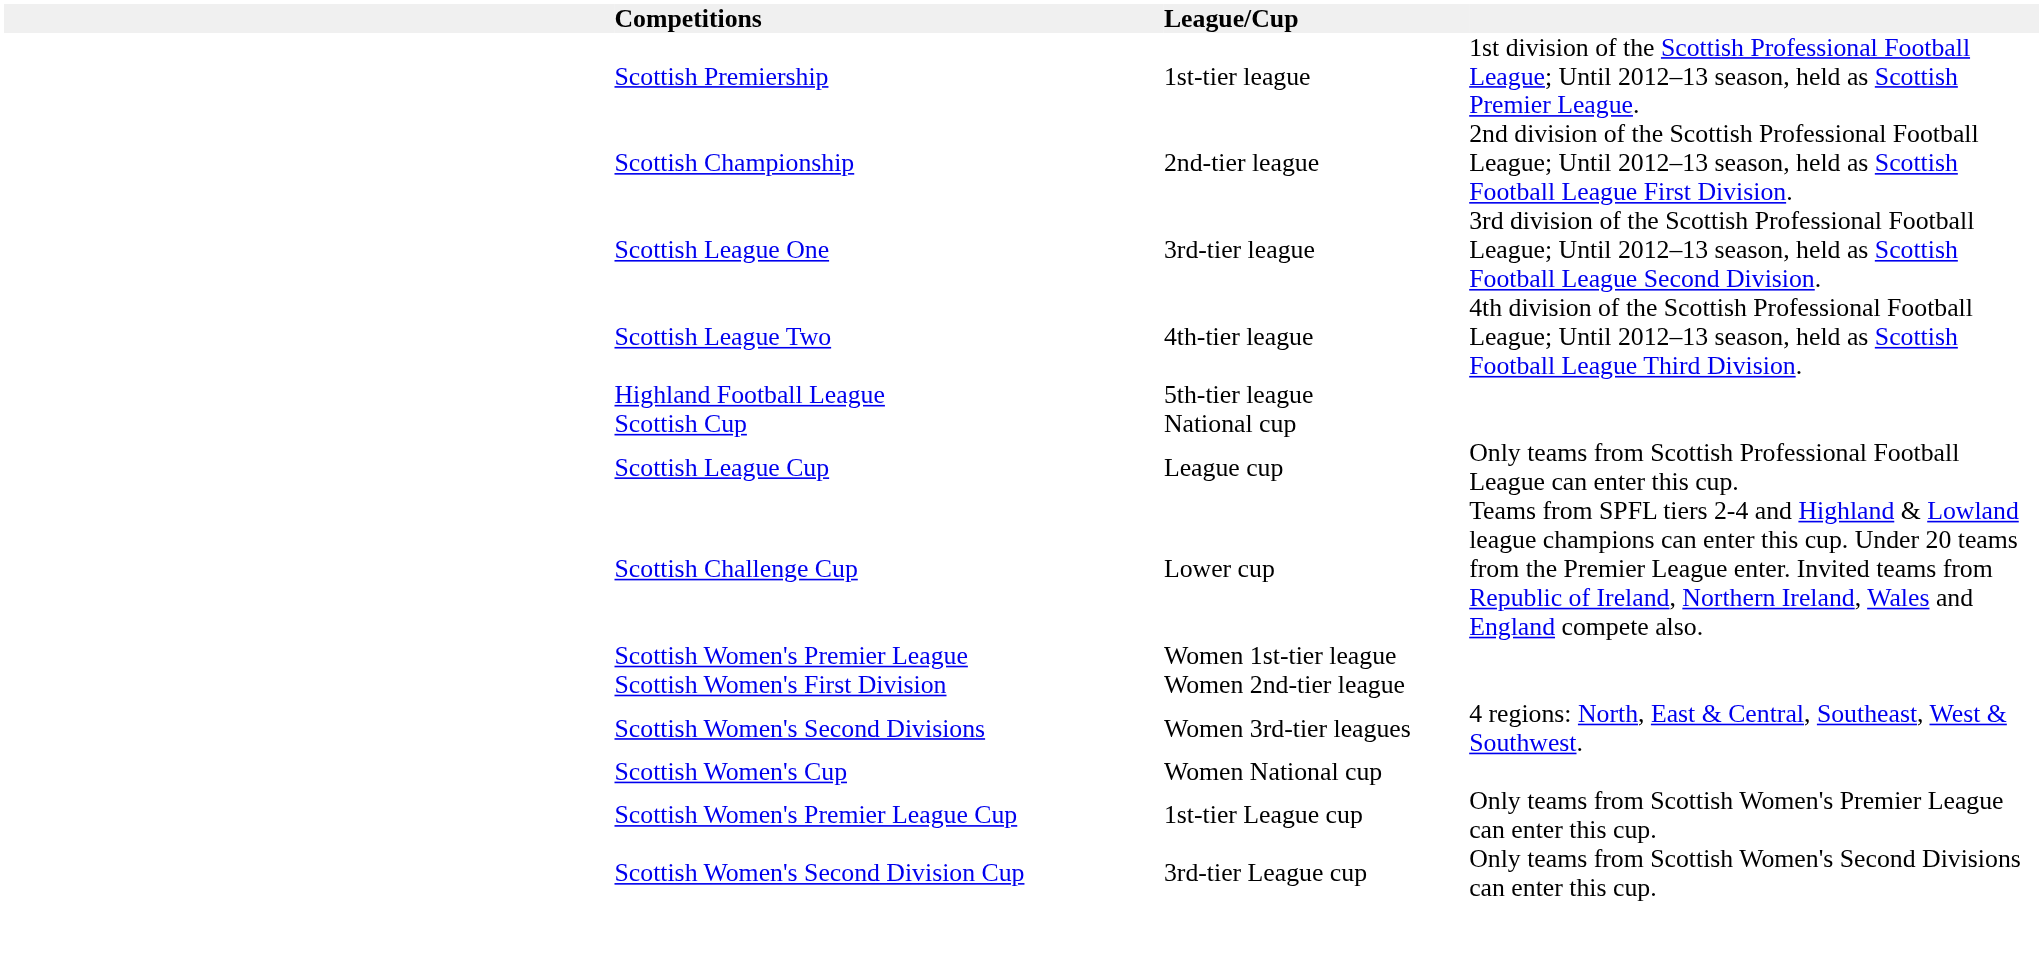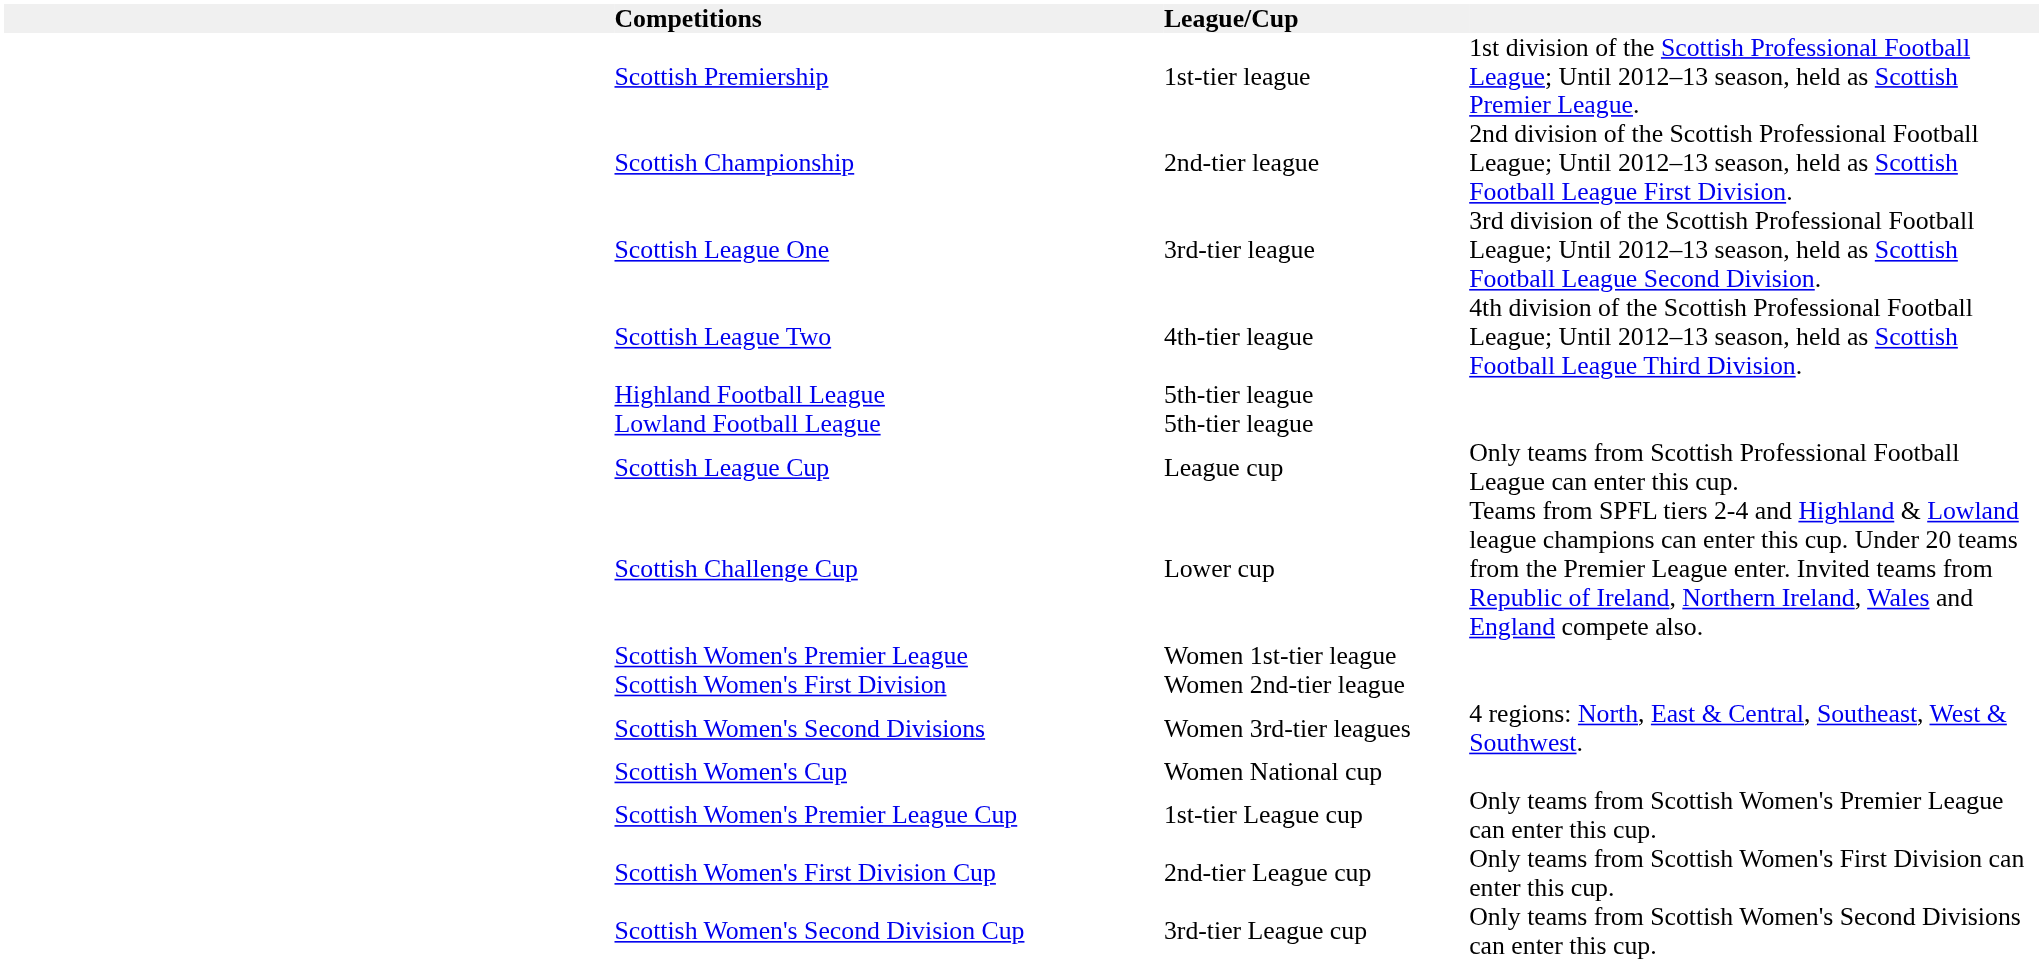+ row: (748, 423)
- row: (681, 423)
+ row: (805, 873)
